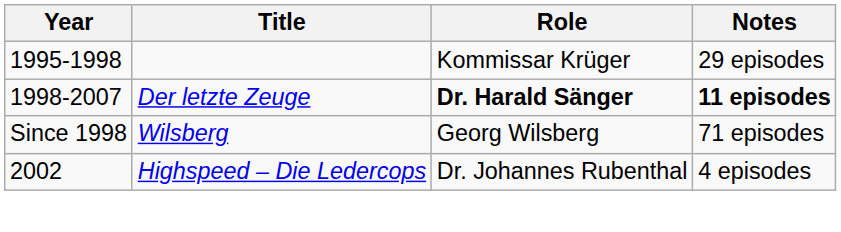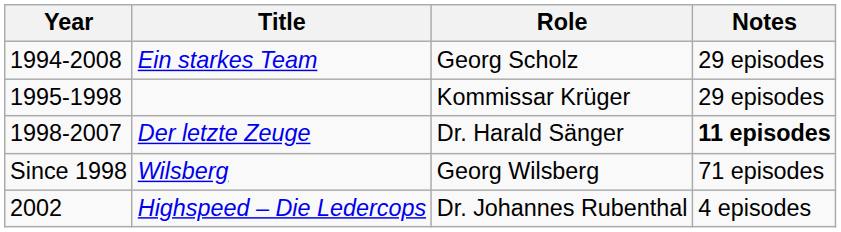+ row: (228, 60)
(535, 97) bold -> (530, 134) normal
